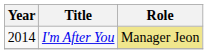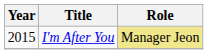(22, 37) 2014 -> (22, 37) 2015
